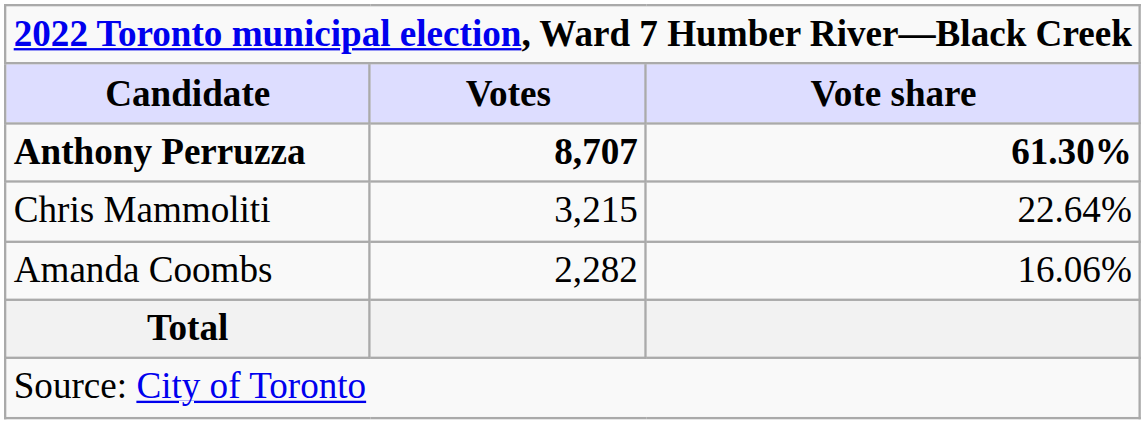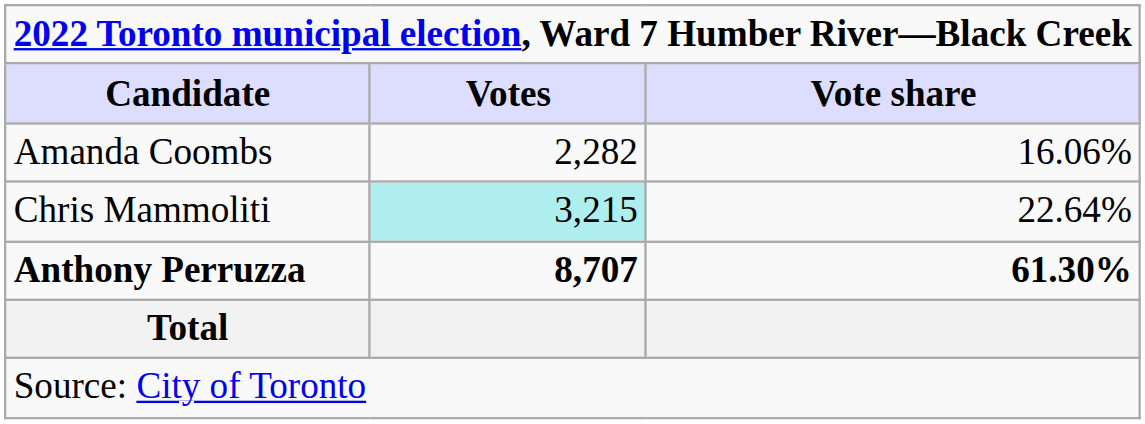rows swapped: (160, 151) <-> (143, 269)
(596, 210) no background -> (596, 210) paleturquoise background
